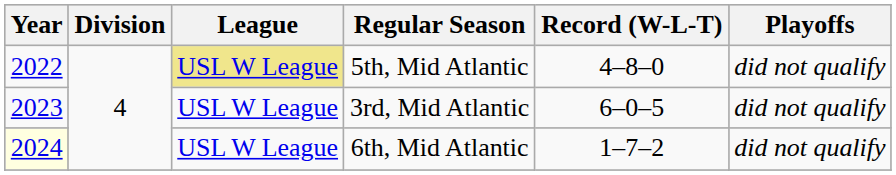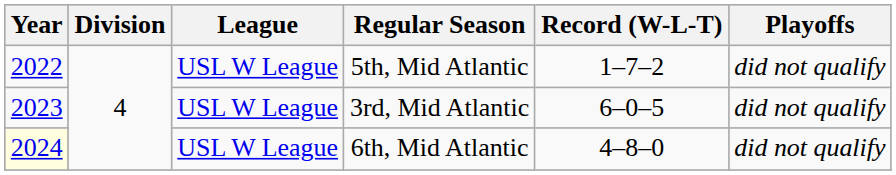(258, 66) khaki background -> (258, 66) no background
(632, 66) 4–8–0 -> (632, 66) 1–7–2
(632, 148) 1–7–2 -> (632, 148) 4–8–0
